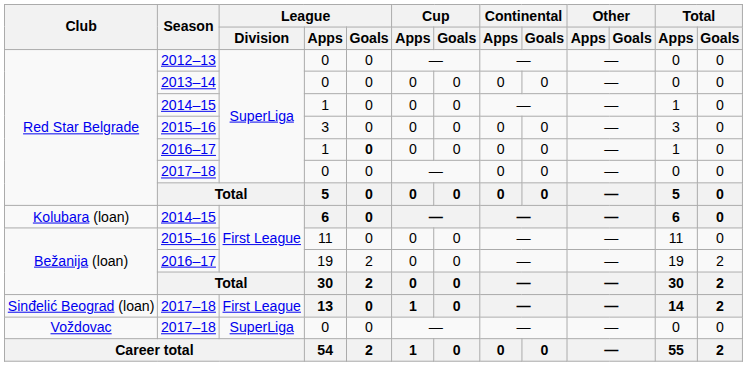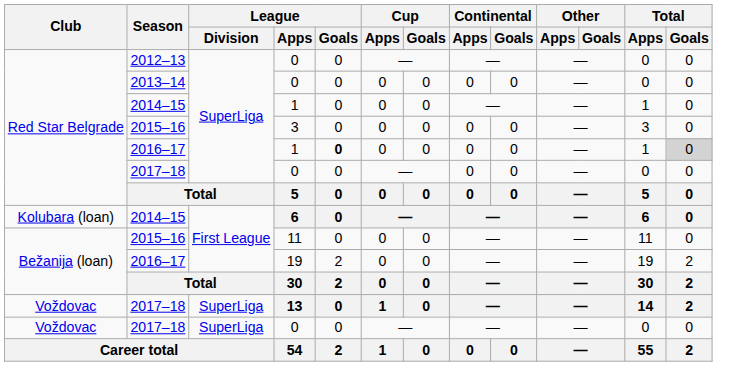(720, 150) no background -> (689, 150) lightgrey background
(81, 306) Sinđelić Beograd (loan) -> (66, 306) Voždovac
(262, 306) First League -> (231, 306) SuperLiga
